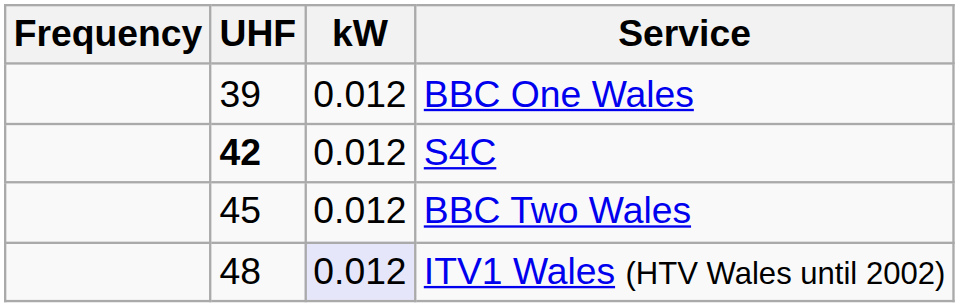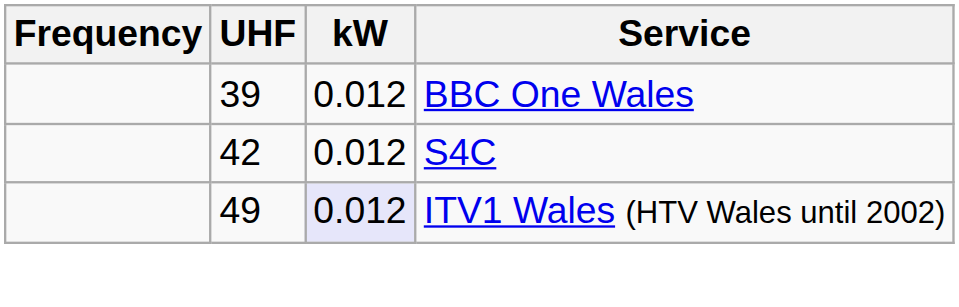(240, 152) bold -> (240, 152) normal
- row: (557, 211)
(240, 270) 48 -> (240, 211) 49
